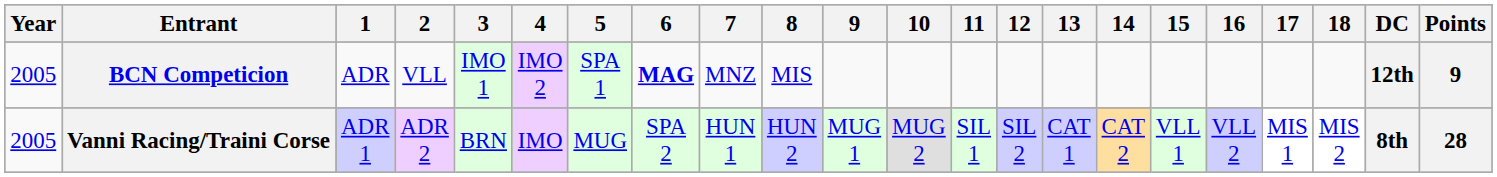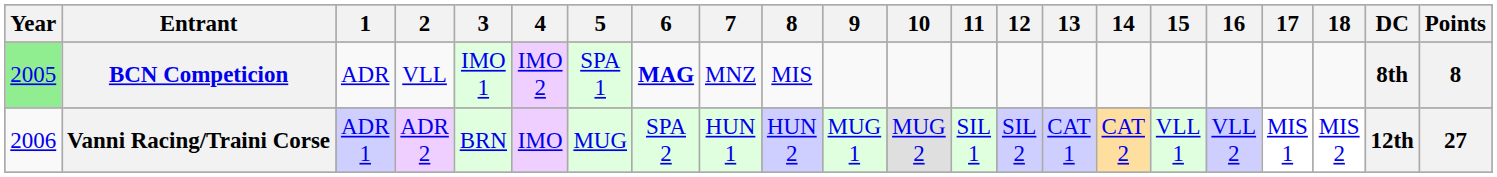(33, 74) no background -> (33, 74) lightgreen background
(1392, 74) 12th -> (1392, 74) 8th
(1455, 74) 9 -> (1455, 74) 8
(33, 139) 2005 -> (33, 139) 2006
(1392, 139) 8th -> (1392, 139) 12th
(1455, 139) 28 -> (1455, 139) 27
